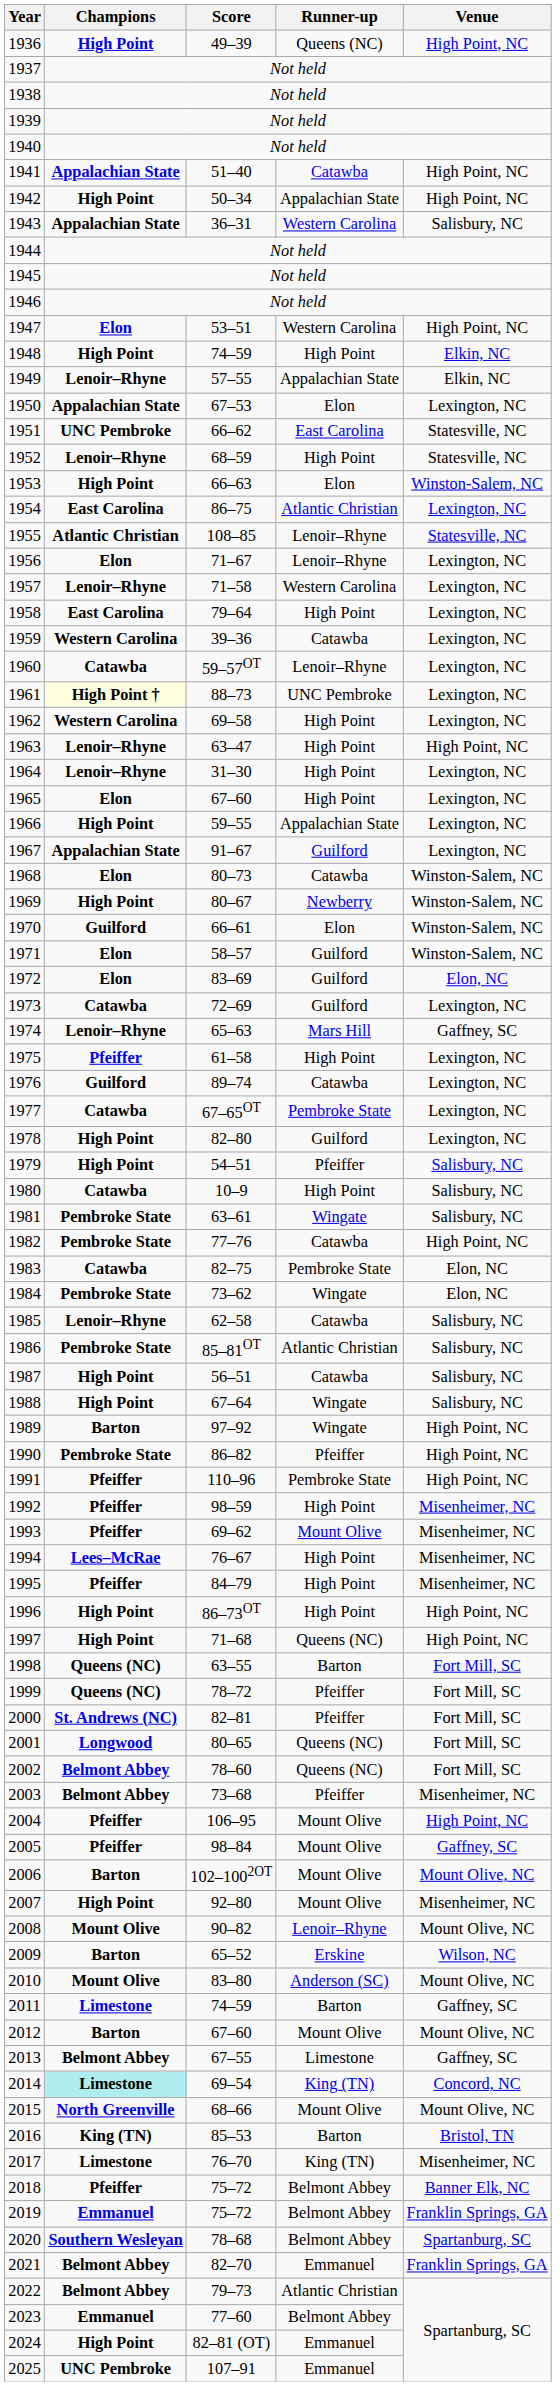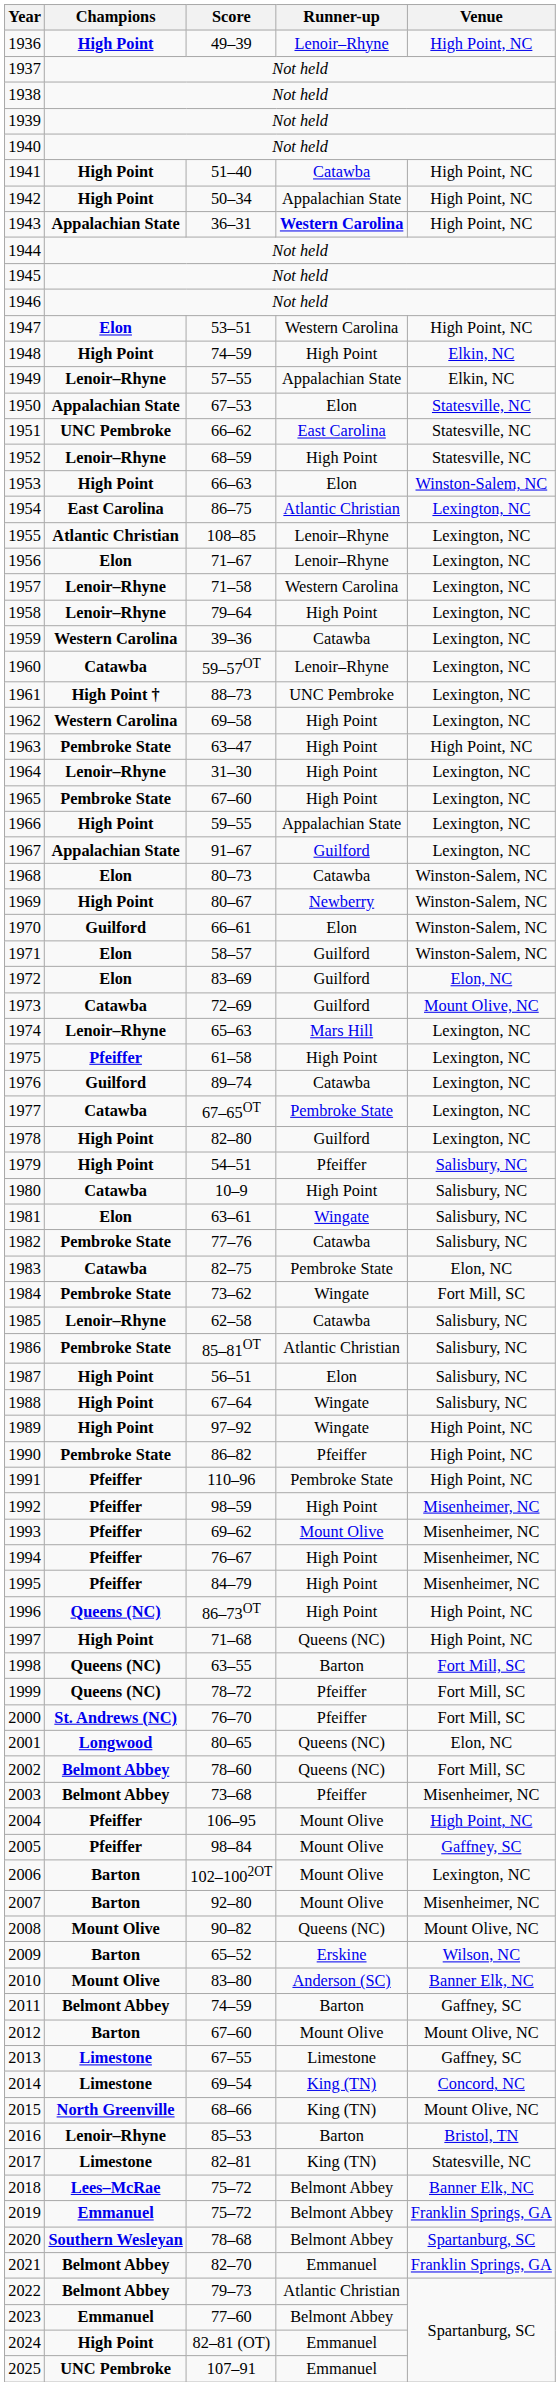(339, 43) Queens (NC) -> (342, 43) Lenoir–Rhyne
(116, 172) Appalachian State -> (116, 172) High Point
(339, 224) normal -> (342, 224) bold
(477, 224) Salisbury, NC -> (481, 224) High Point, NC
(477, 405) Lexington, NC -> (481, 405) Statesville, NC
(477, 535) Statesville, NC -> (481, 535) Lexington, NC
(116, 612) East Carolina -> (116, 612) Lenoir–Rhyne
(116, 694) lightyellow background -> (116, 694) no background
(116, 746) Lenoir–Rhyne -> (116, 746) Pembroke State
(116, 798) Elon -> (116, 798) Pembroke State
(477, 1005) Lexington, NC -> (481, 1005) Mount Olive, NC
(477, 1031) Gaffney, SC -> (481, 1031) Lexington, NC
(116, 1216) Pembroke State -> (116, 1216) Elon
(477, 1242) High Point, NC -> (481, 1242) Salisbury, NC
(477, 1294) Elon, NC -> (481, 1294) Fort Mill, SC
(339, 1376) Catawba -> (342, 1376) Elon
(116, 1428) Barton -> (116, 1428) High Point
(116, 1557) Lees–McRae -> (116, 1557) Pfeiffer
(116, 1611) High Point -> (116, 1611) Queens (NC)
(231, 1717) 82–81 -> (231, 1717) 76–70
(477, 1743) Fort Mill, SC -> (481, 1743) Elon, NC
(477, 1874) Mount Olive, NC -> (481, 1874) Lexington, NC
(116, 1903) High Point -> (116, 1903) Barton
(339, 1928) Lenoir–Rhyne -> (342, 1928) Queens (NC)
(477, 1980) Mount Olive, NC -> (481, 1980) Banner Elk, NC
(116, 2006) Limestone -> (116, 2006) Belmont Abbey
(116, 2058) Belmont Abbey -> (116, 2058) Limestone
(116, 2084) paleturquoise background -> (116, 2084) no background
(339, 2110) Mount Olive -> (342, 2110) King (TN)
(116, 2135) King (TN) -> (116, 2135) Lenoir–Rhyne
(231, 2161) 76–70 -> (231, 2161) 82–81
(477, 2161) Misenheimer, NC -> (481, 2161) Statesville, NC
(116, 2187) Pfeiffer -> (116, 2187) Lees–McRae
